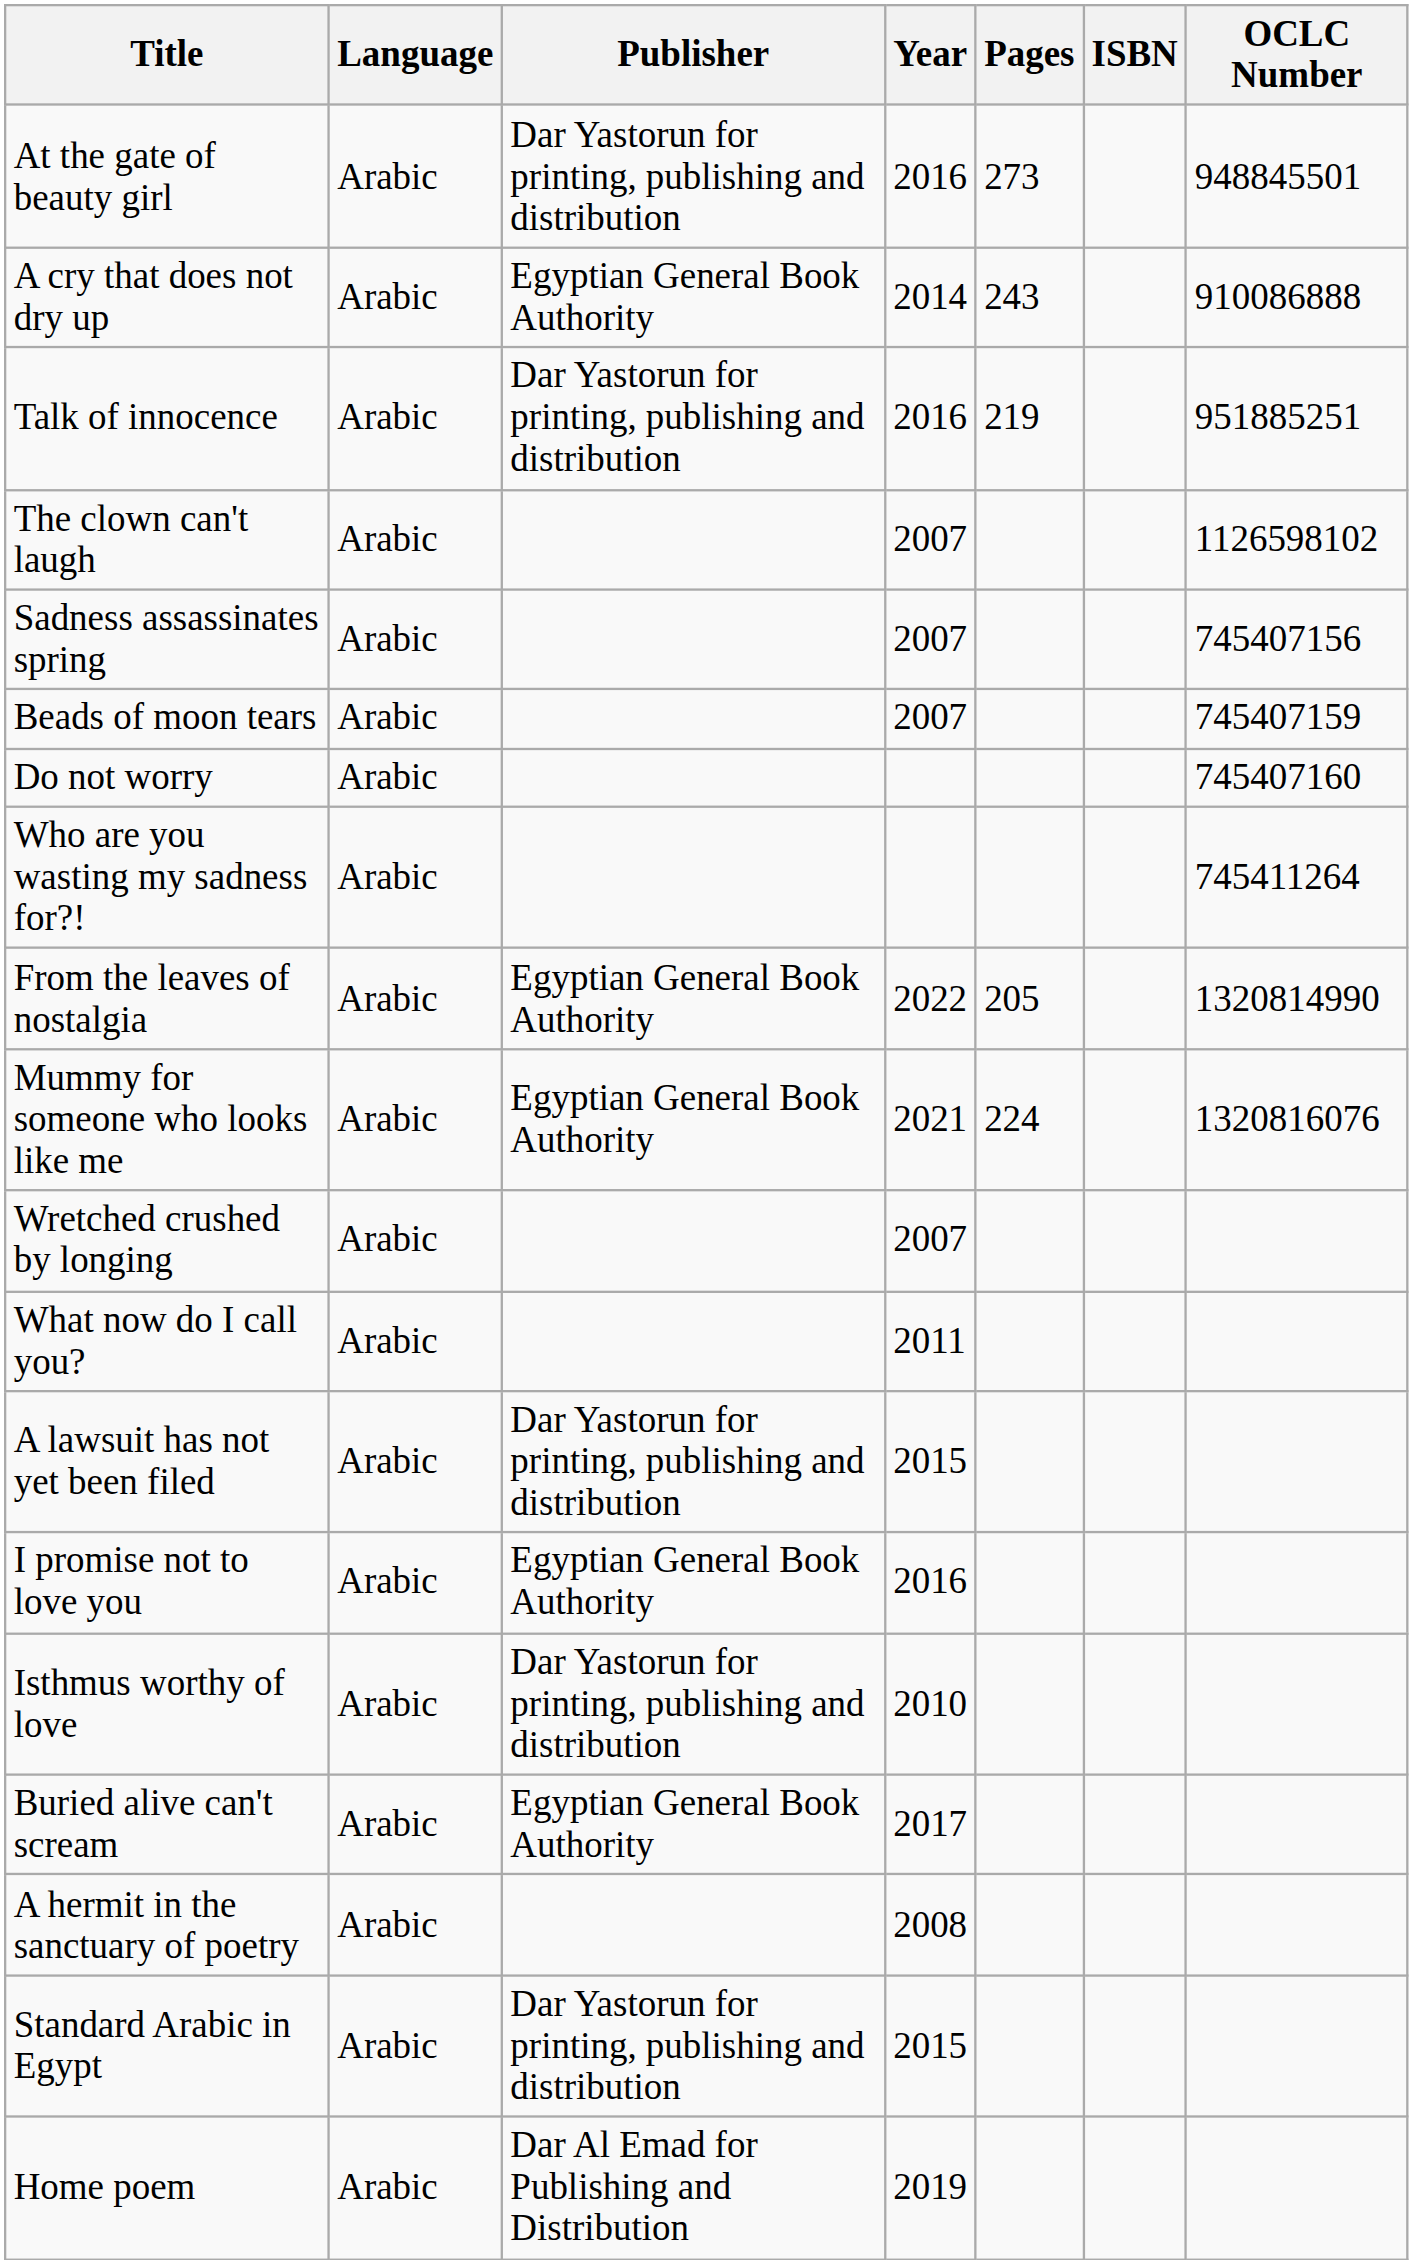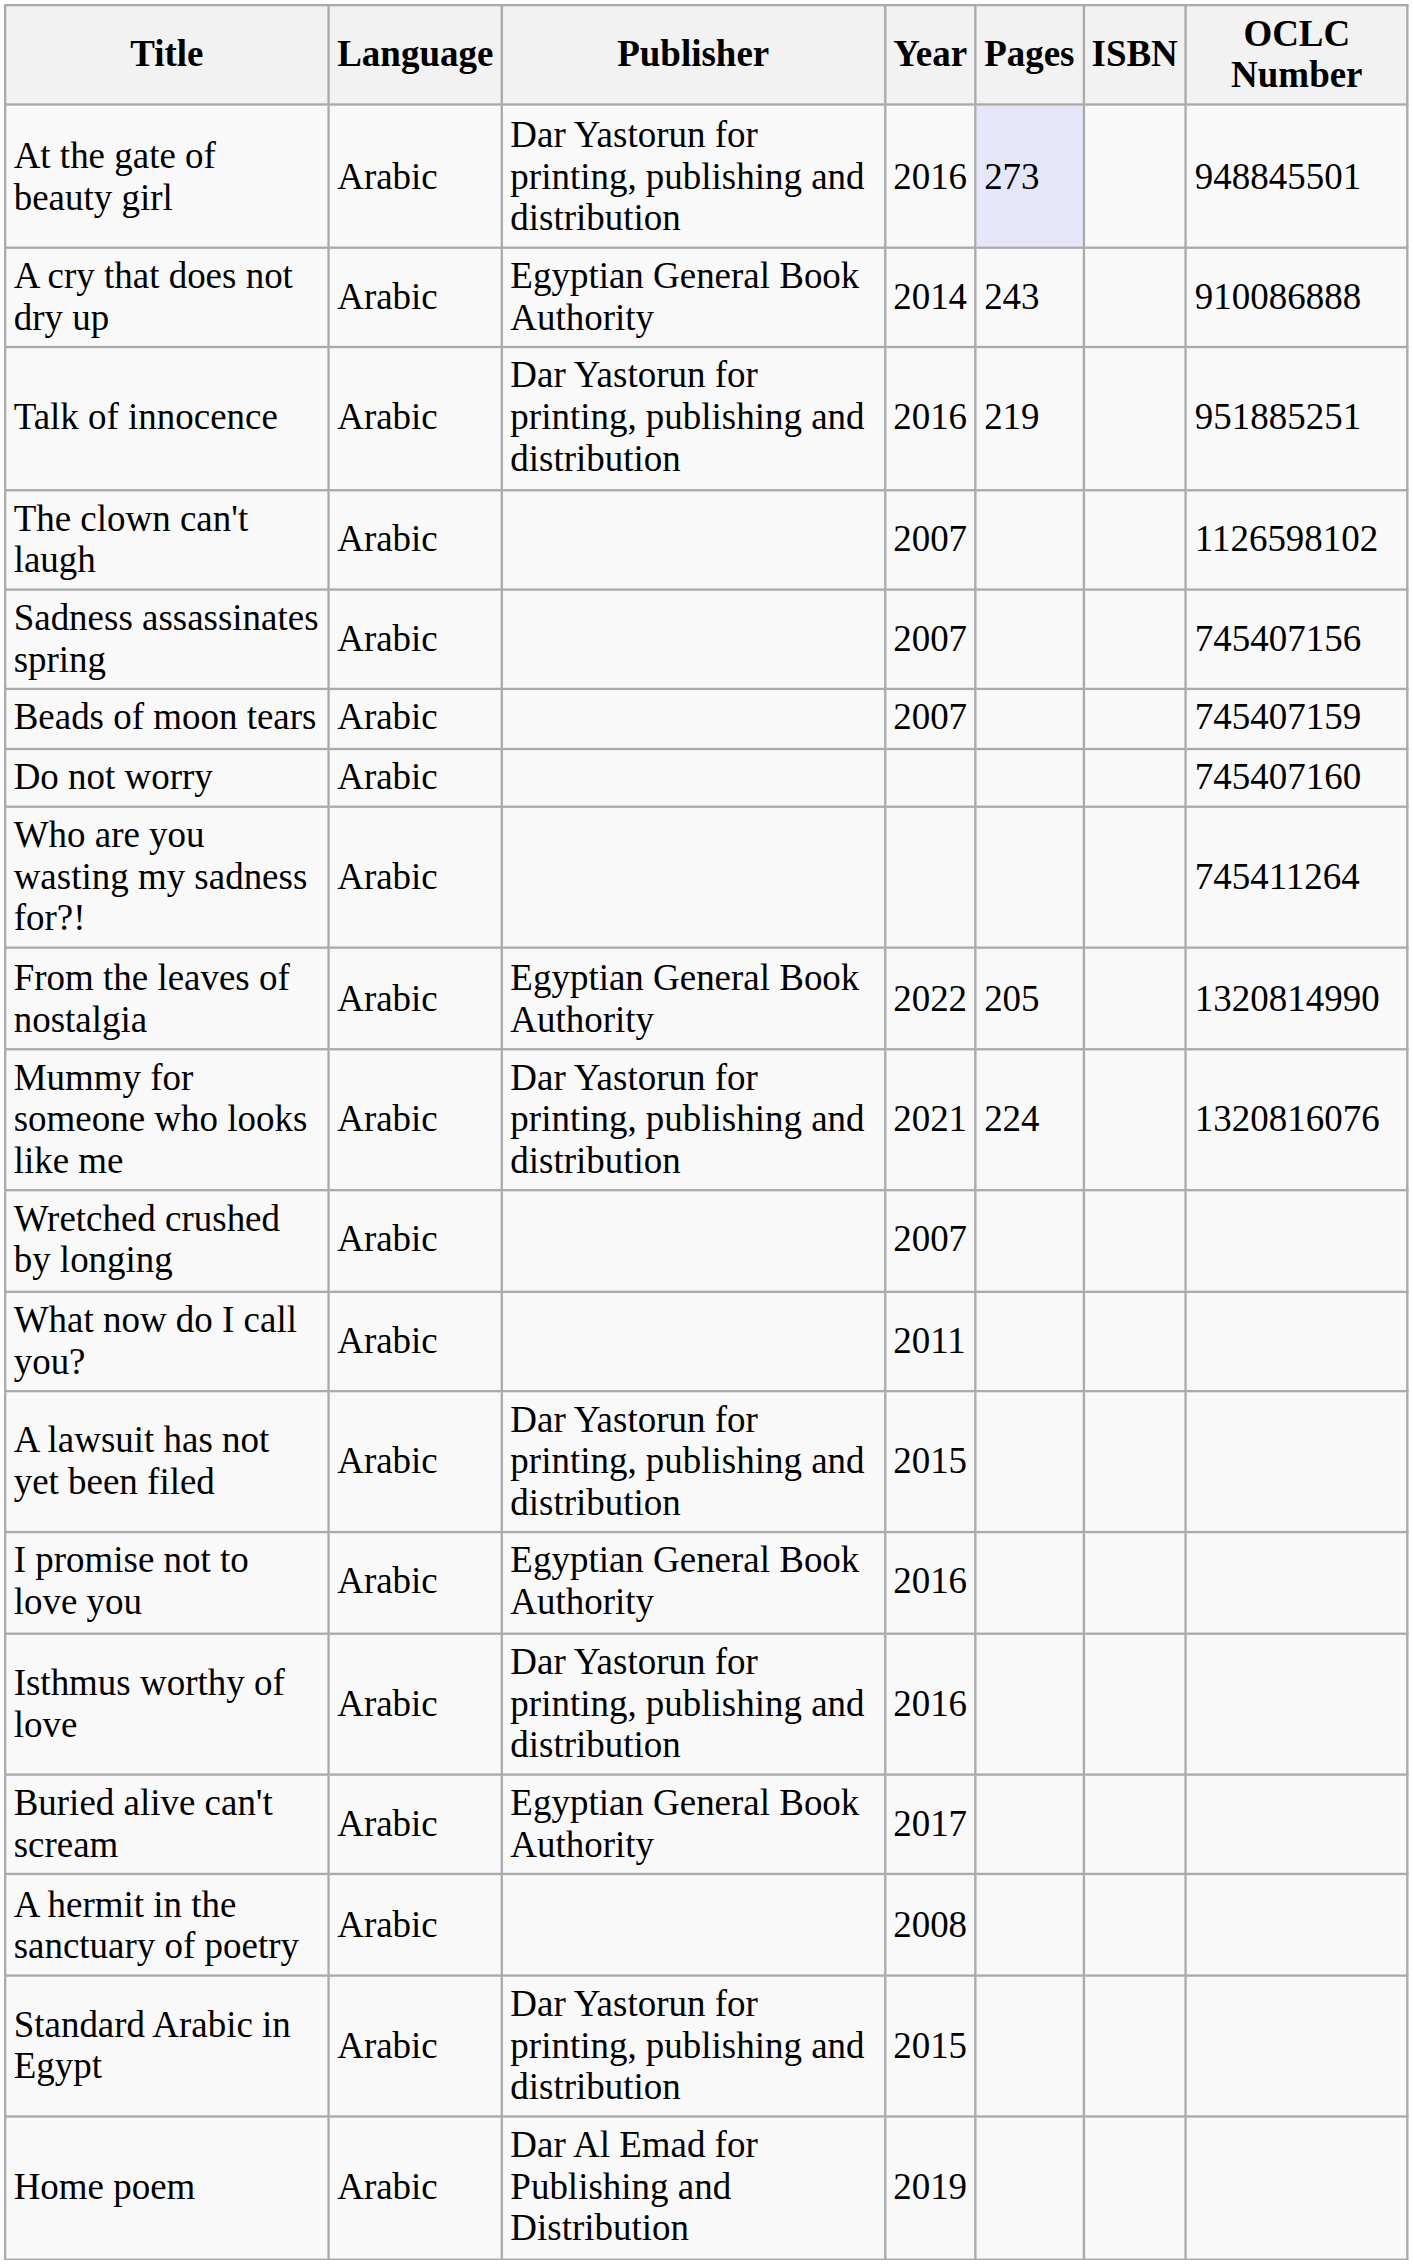(1012, 175) no background -> (1012, 175) lavender background
(685, 1118) Egyptian General Book Authority -> (687, 1118) Dar Yastorun for printing, publishing and distribution
(930, 1703) 2010 -> (930, 1703) 2016
